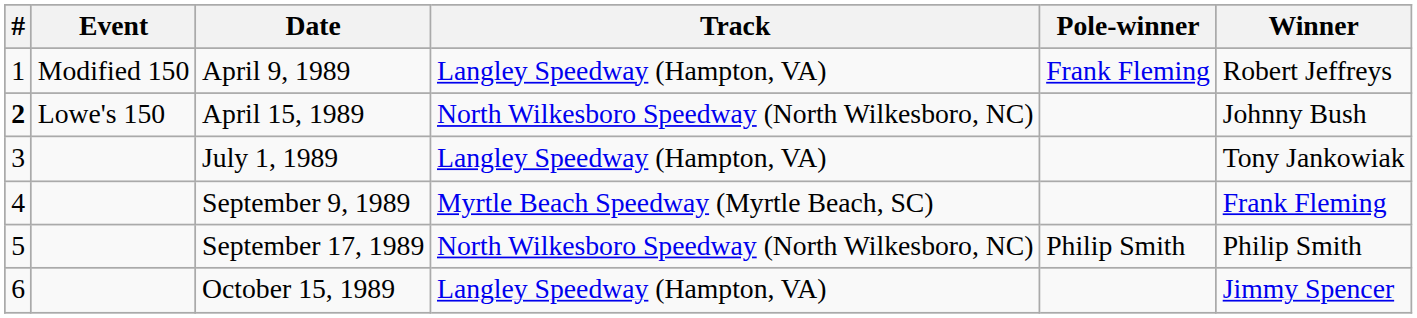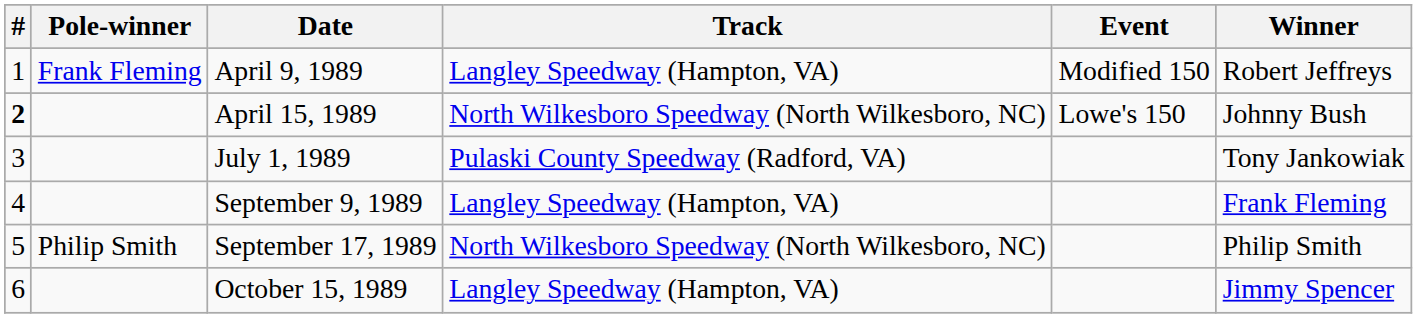columns swapped: (114, 26) <-> (1128, 26)
(632, 158) Langley Speedway (Hampton, VA) -> (678, 158) Pulaski County Speedway (Radford, VA)
(685, 202) Myrtle Beach Speedway (Myrtle Beach, SC) -> (644, 202) Langley Speedway (Hampton, VA)
